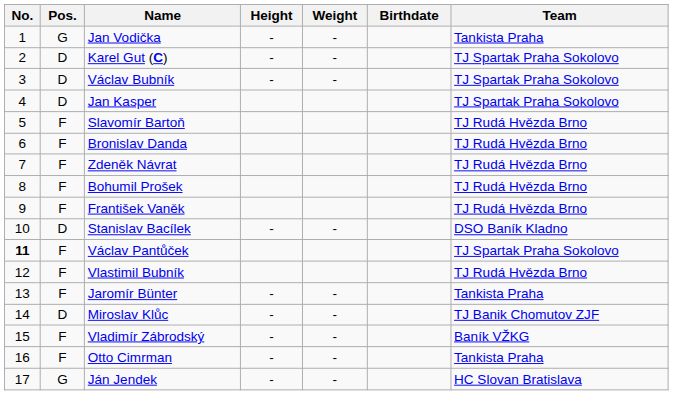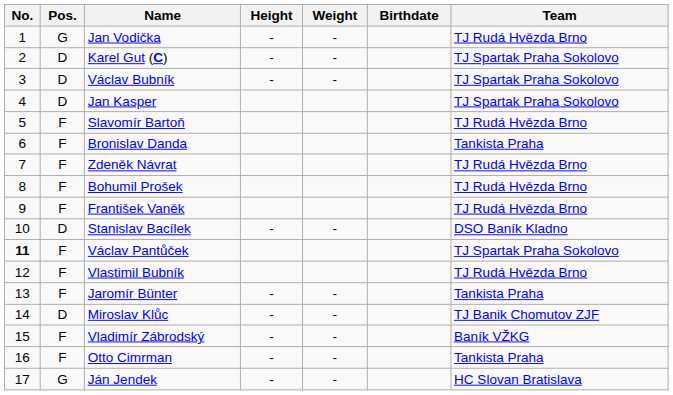(499, 37) Tankista Praha -> (521, 37) TJ Rudá Hvězda Brno
(521, 144) TJ Rudá Hvězda Brno -> (499, 144) Tankista Praha
